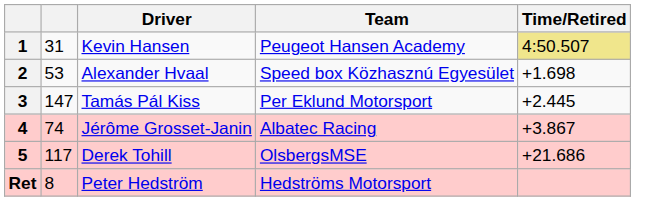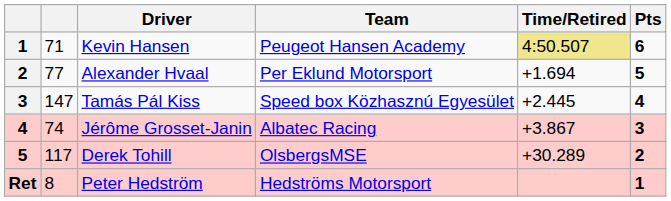+ column: (648, 18)
(54, 46) 31 -> (54, 46) 71
(54, 73) 53 -> (54, 73) 77
(387, 73) Speed box Közhasznú Egyesület -> (346, 73) Per Eklund Motorsport
(549, 73) +1.698 -> (549, 73) +1.694
(346, 101) Per Eklund Motorsport -> (387, 101) Speed box Közhasznú Egyesület
(554, 156) +21.686 -> (554, 156) +30.289
